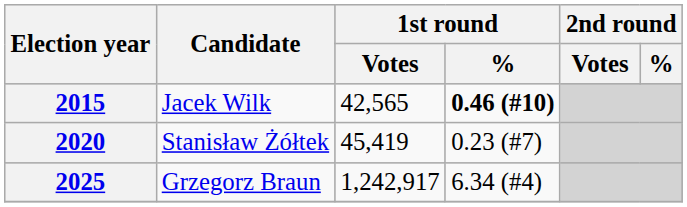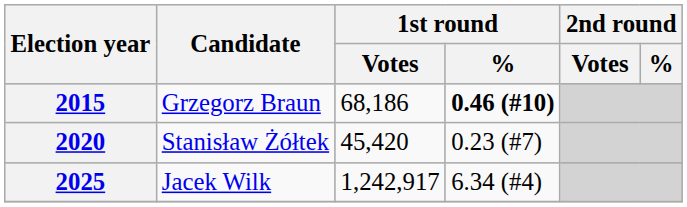(216, 102) Jacek Wilk -> (241, 102) Grzegorz Braun
(375, 102) 42,565 -> (375, 102) 68,186
(375, 142) 45,419 -> (375, 142) 45,420
(241, 181) Grzegorz Braun -> (216, 181) Jacek Wilk
